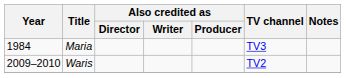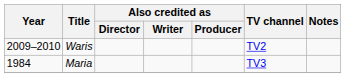rows swapped: (79, 47) <-> (79, 64)
